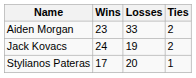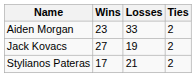(101, 47) 24 -> (101, 47) 27
(132, 64) 20 -> (132, 64) 21
(170, 64) 1 -> (170, 64) 2
